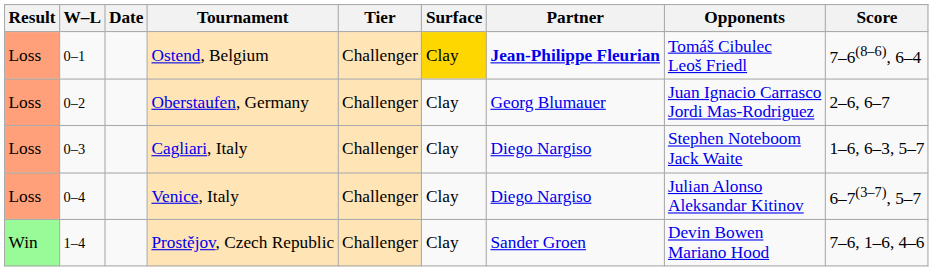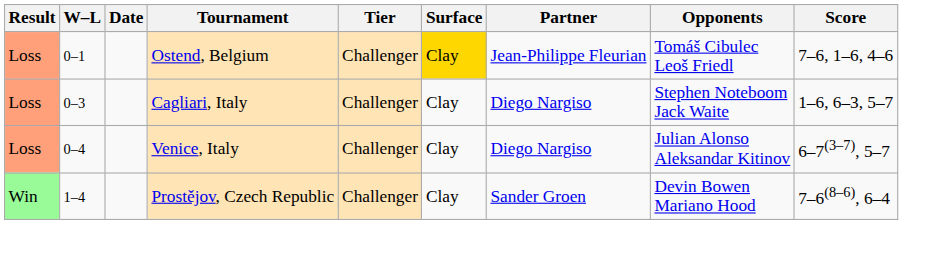(575, 55) bold -> (568, 55) normal
(875, 55) 7–6(8–6), 6–4 -> (846, 55) 7–6, 1–6, 4–6
- row: (230, 102)
(877, 242) 7–6, 1–6, 4–6 -> (844, 195) 7–6(8–6), 6–4
